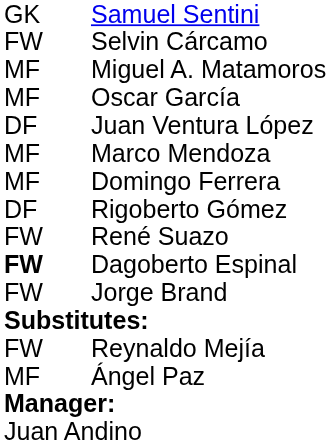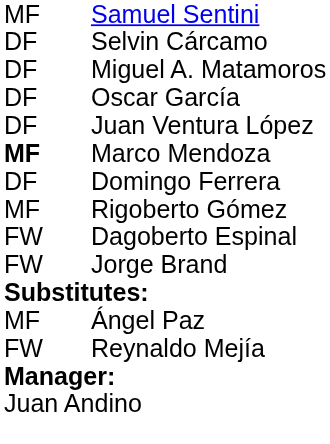(22, 14) GK -> (22, 14) MF
(23, 42) FW -> (21, 42) DF
(22, 70) MF -> (21, 70) DF
(22, 97) MF -> (21, 97) DF
(22, 153) normal -> (22, 153) bold
(22, 181) MF -> (21, 181) DF
(21, 209) DF -> (22, 209) MF
- row: (160, 237)
(23, 264) bold -> (23, 237) normal
rows swapped: (148, 376) <-> (178, 348)
